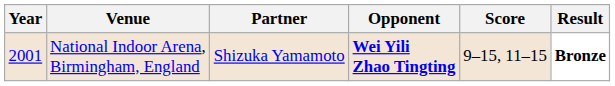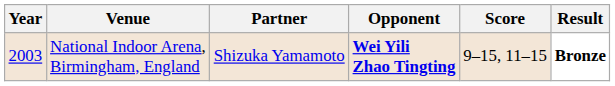(25, 56) 2001 -> (25, 56) 2003
